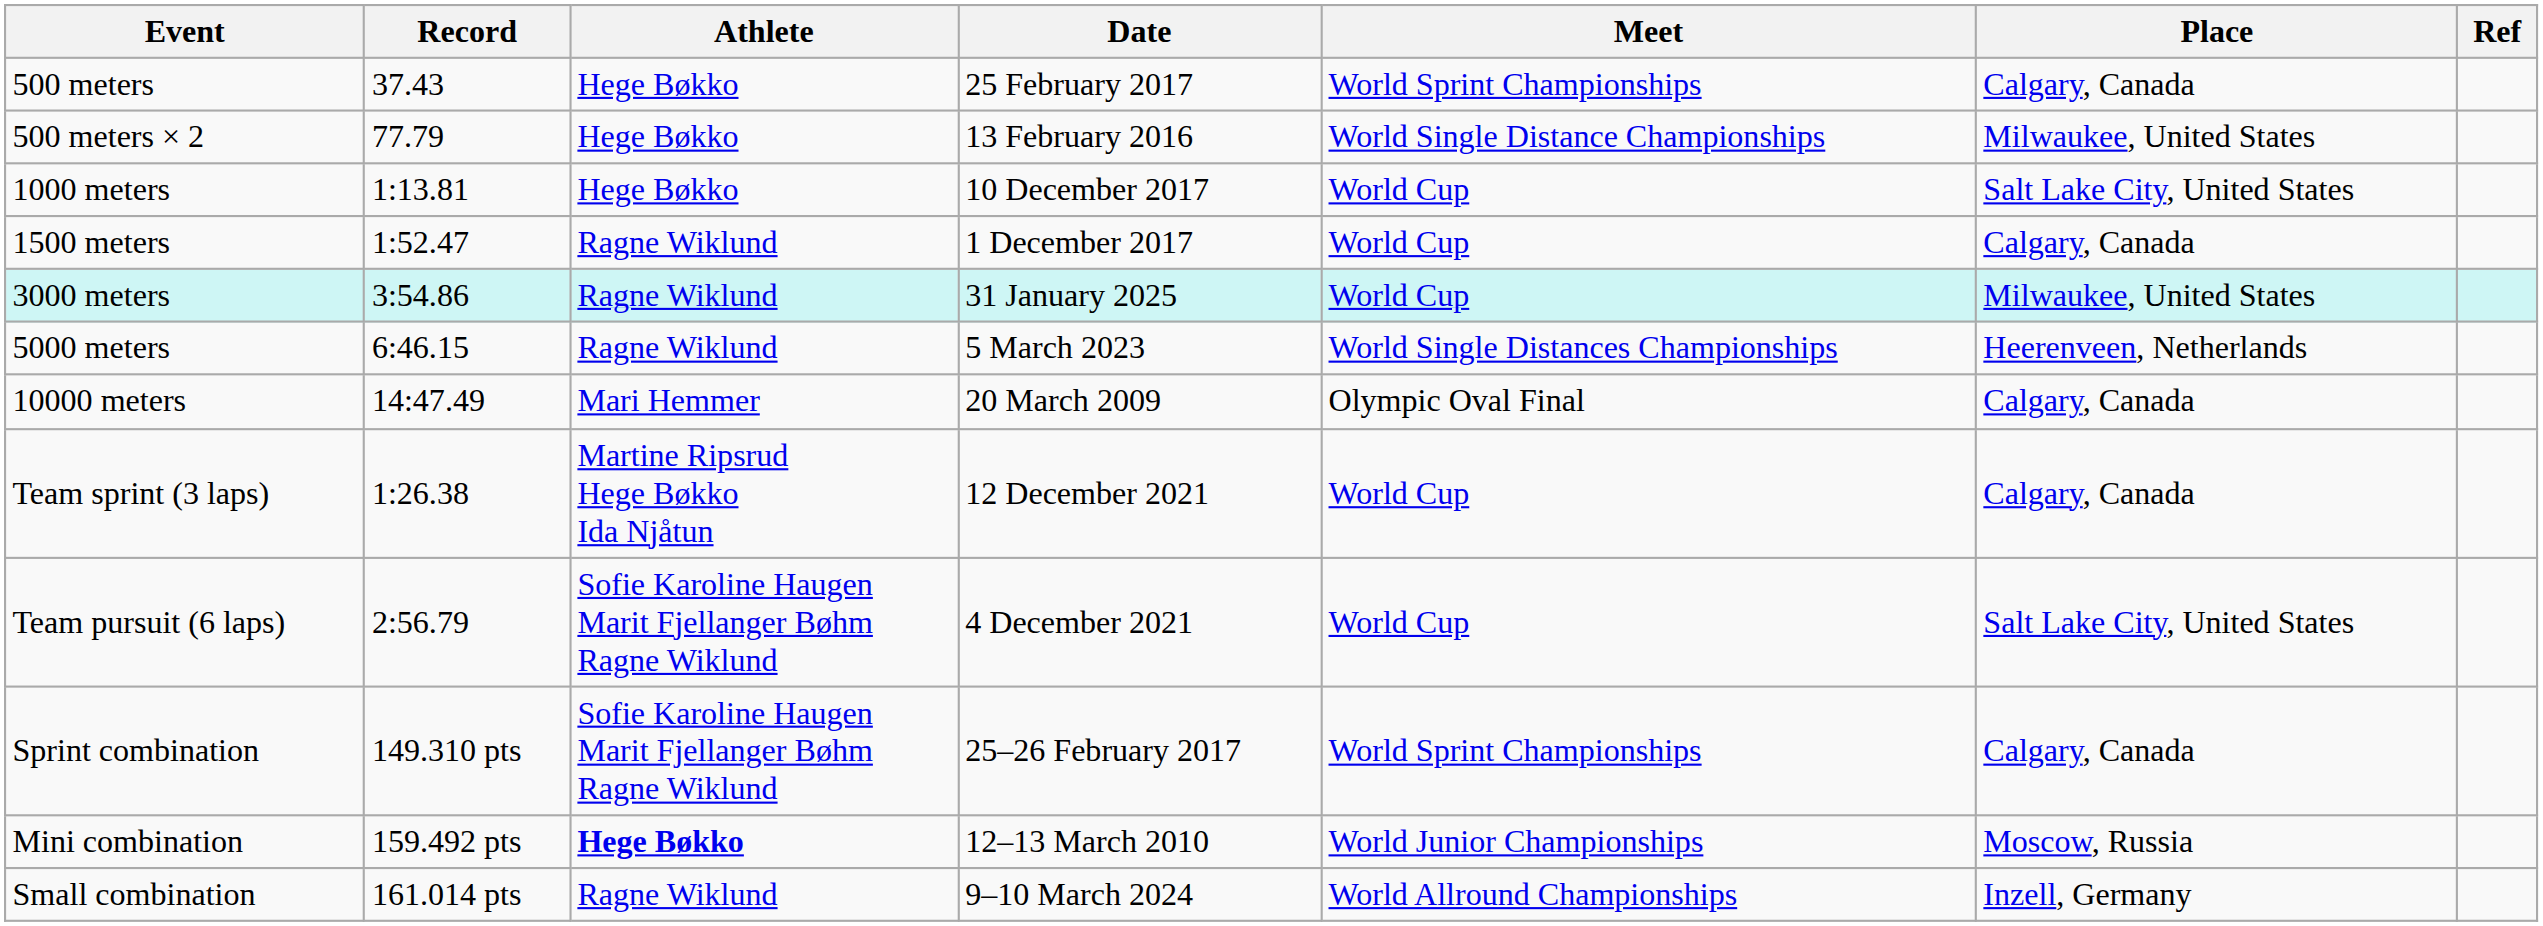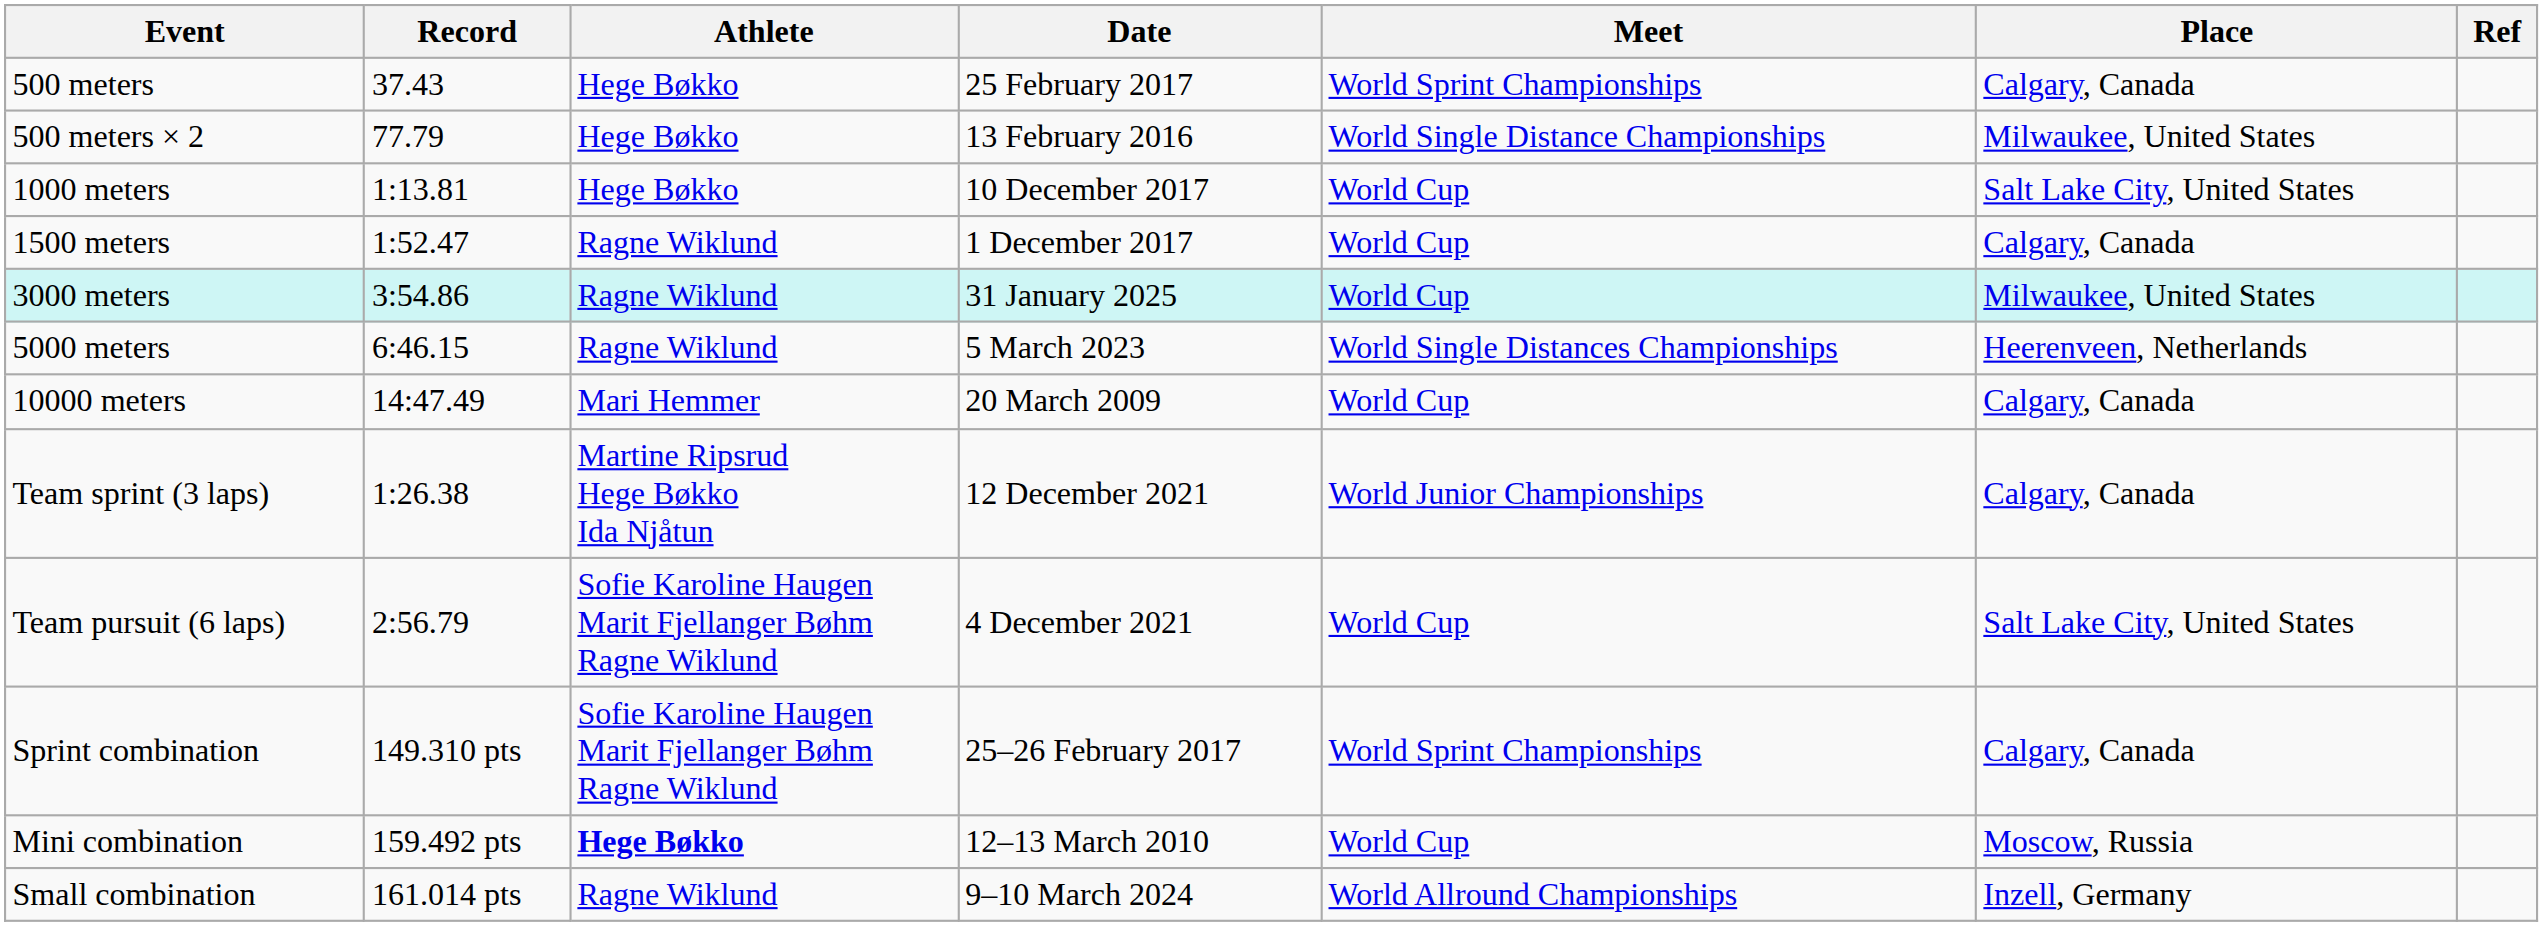(1457, 401) Olympic Oval Final -> (1399, 401) World Cup
(1399, 492) World Cup -> (1516, 492) World Junior Championships
(1516, 840) World Junior Championships -> (1399, 840) World Cup
